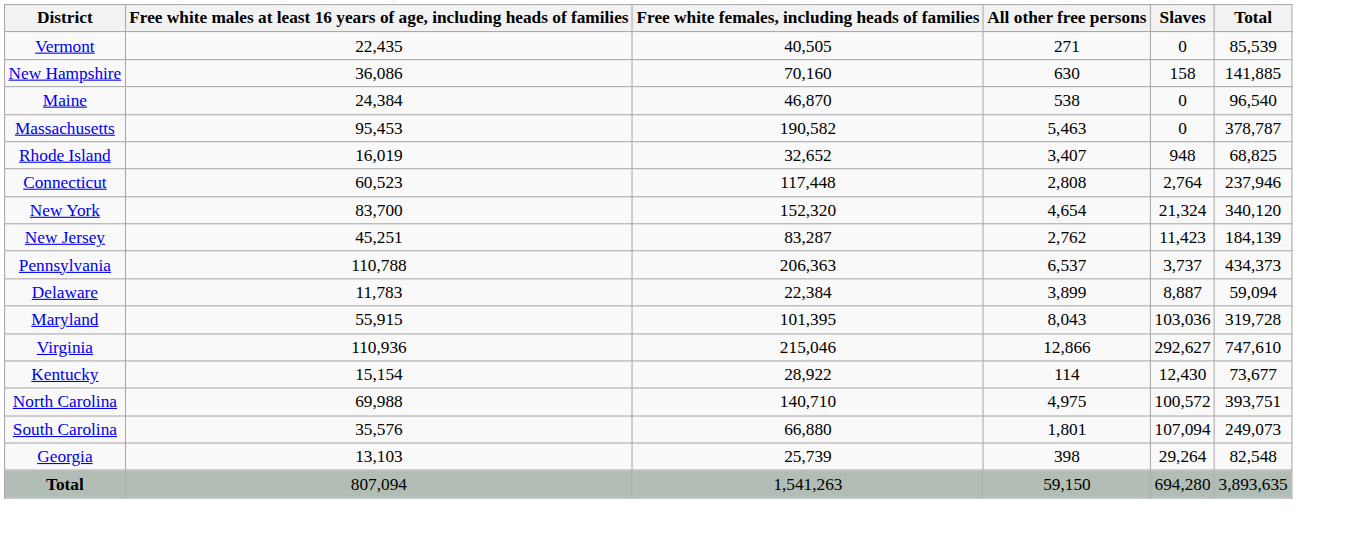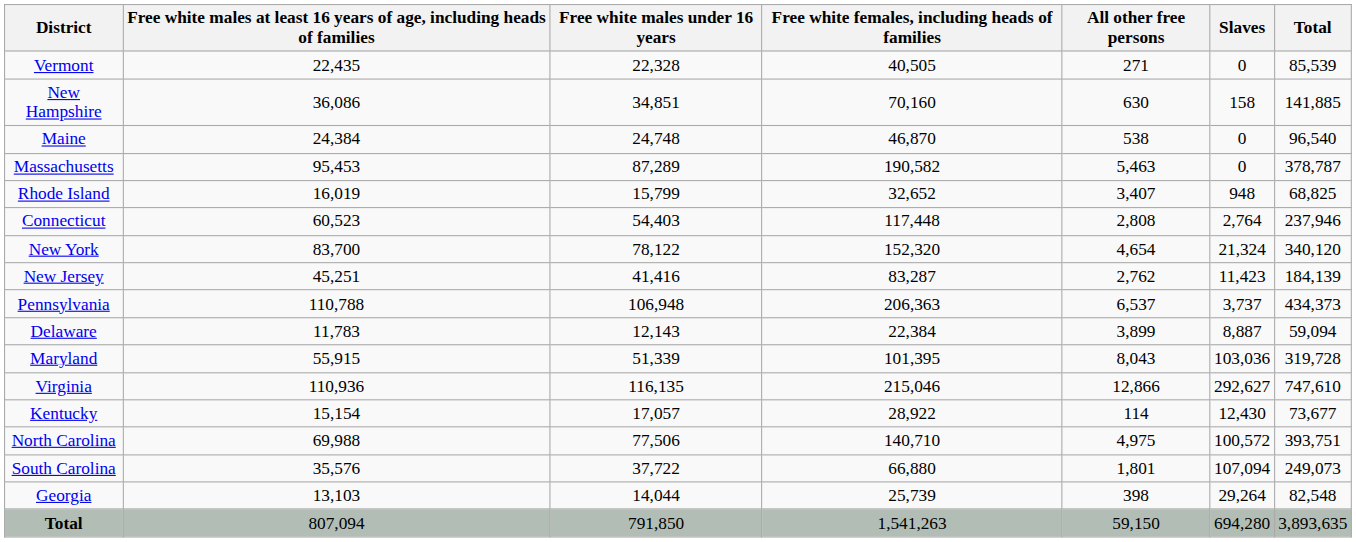+ column: (656, 27)
